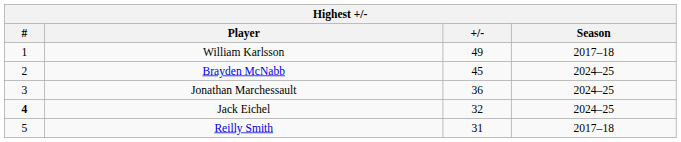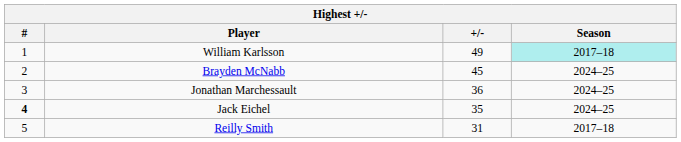(594, 52) no background -> (594, 52) paleturquoise background
(477, 109) 32 -> (477, 109) 35
